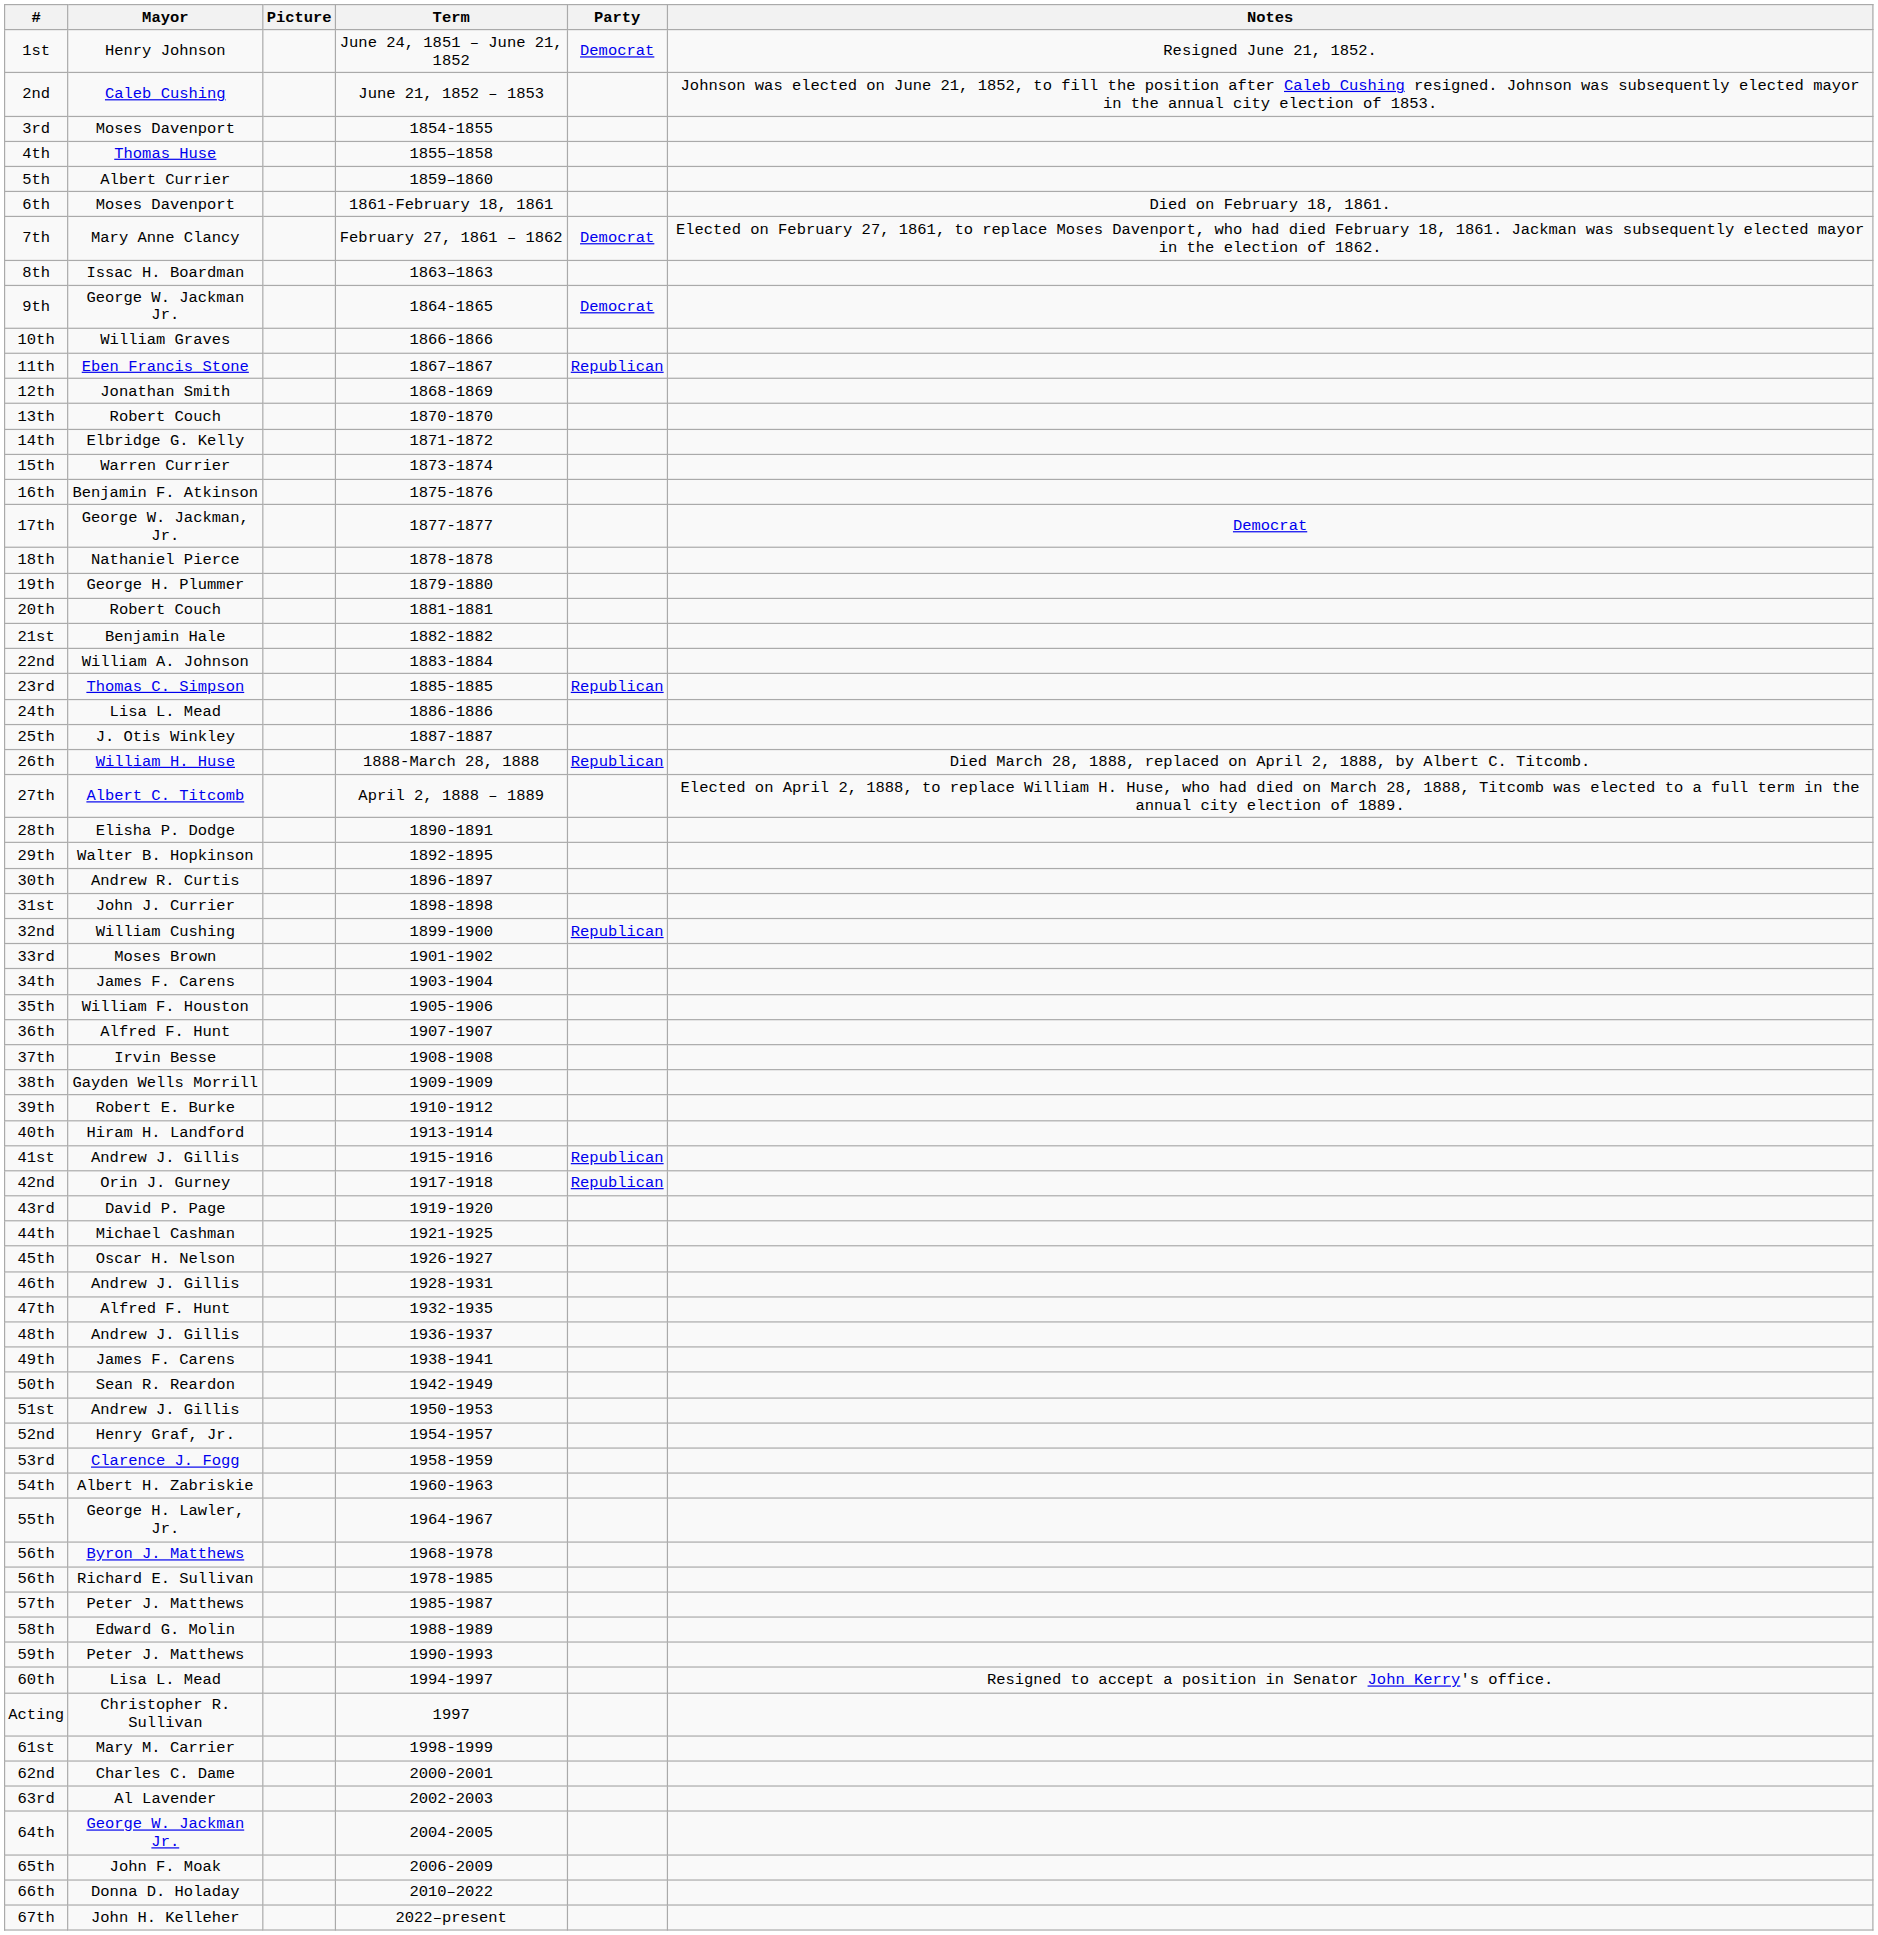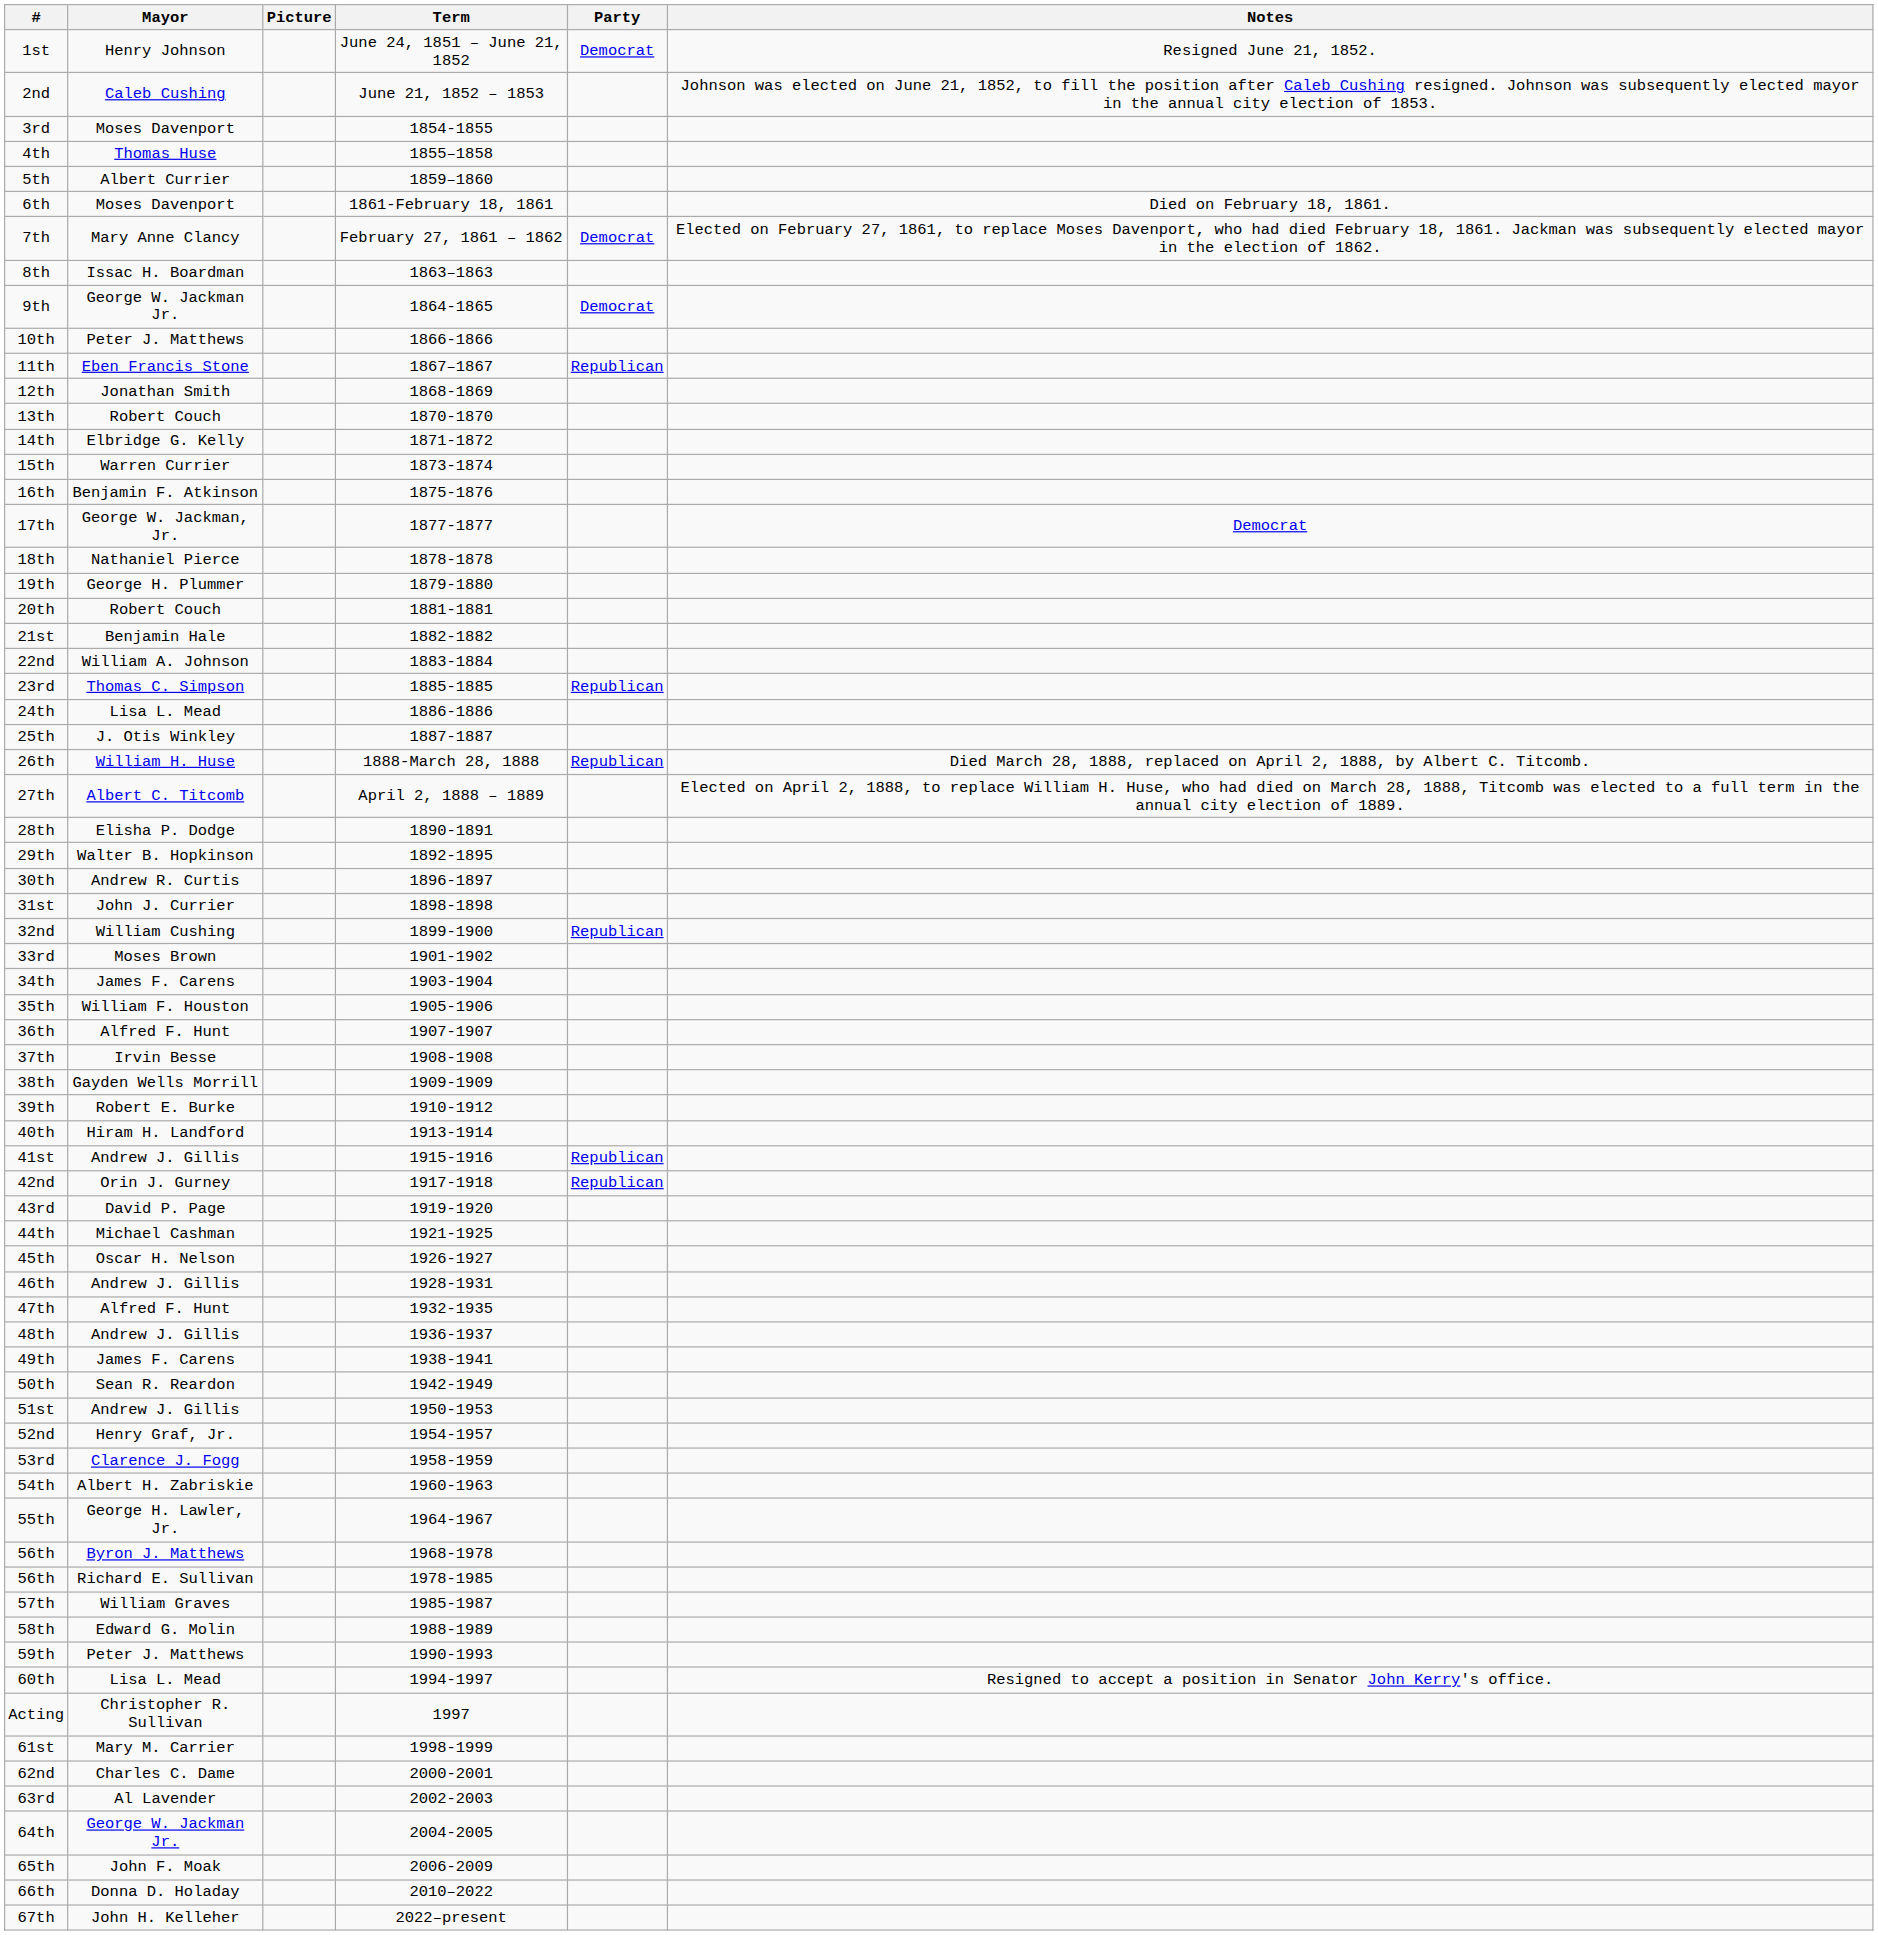(165, 341) William Graves -> (165, 341) Peter J. Matthews
(165, 1605) Peter J. Matthews -> (165, 1605) William Graves
